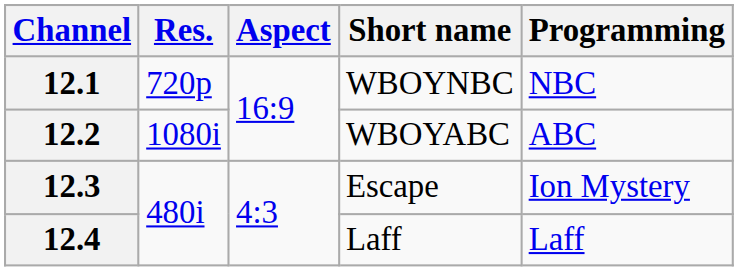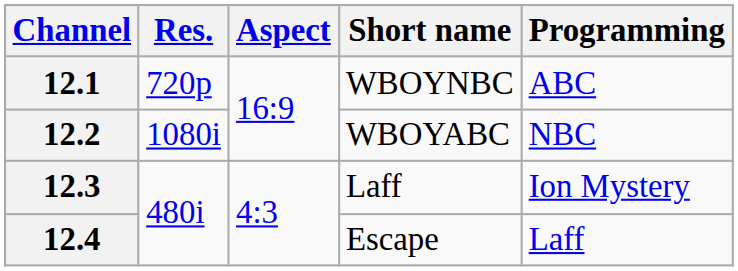(562, 82) NBC -> (562, 82) ABC
(562, 134) ABC -> (562, 134) NBC
(392, 186) Escape -> (374, 186) Laff
(374, 238) Laff -> (392, 238) Escape
